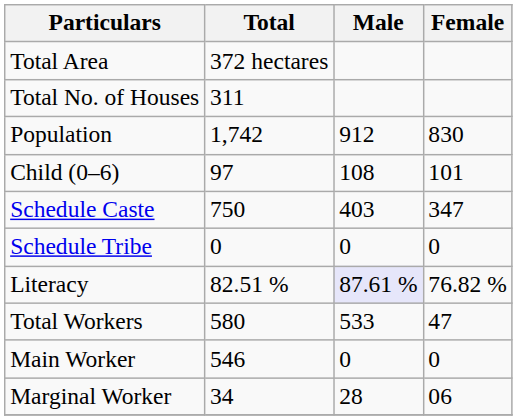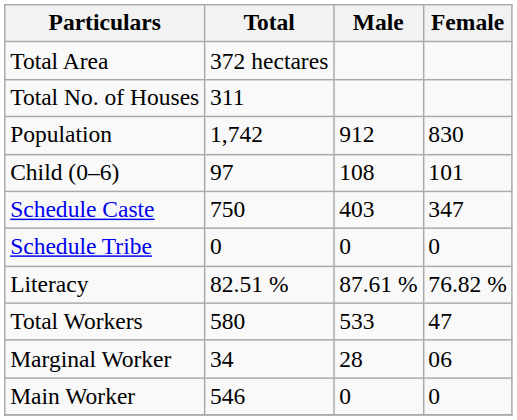(378, 284) lavender background -> (378, 284) no background
rows swapped: (73, 358) <-> (91, 396)
